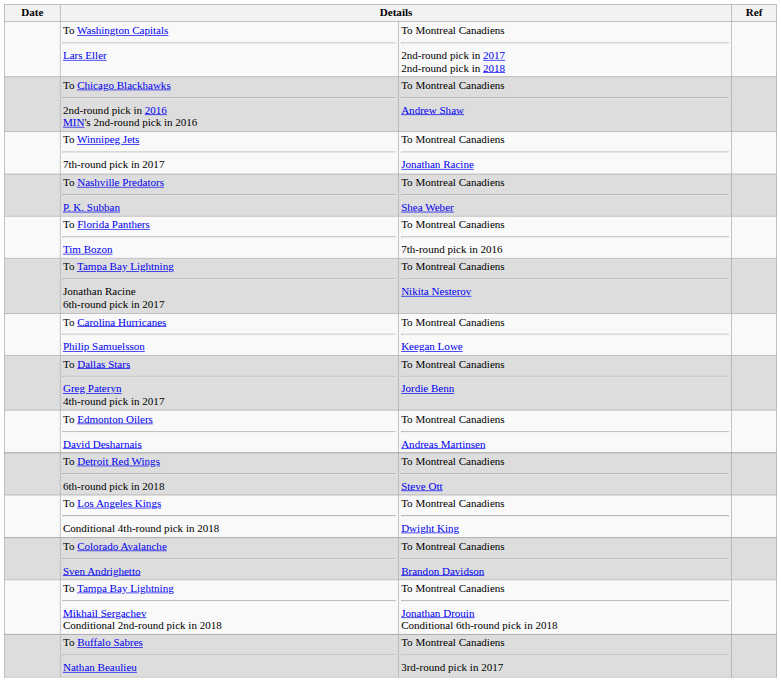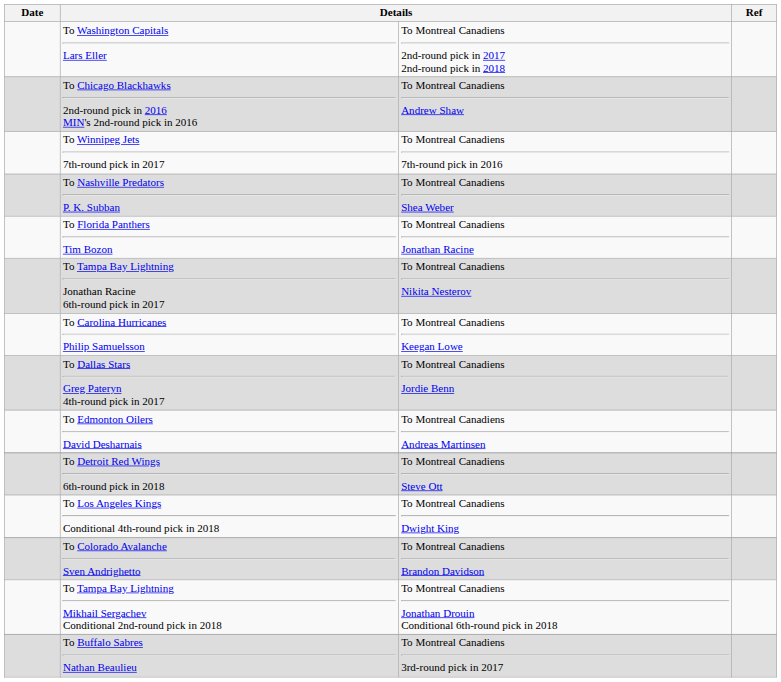(565, 152) To Montreal Canadiens Jonathan Racine -> (565, 152) To Montreal Canadiens 7th-round pick in 2016
(565, 237) To Montreal Canadiens 7th-round pick in 2016 -> (565, 237) To Montreal Canadiens Jonathan Racine
